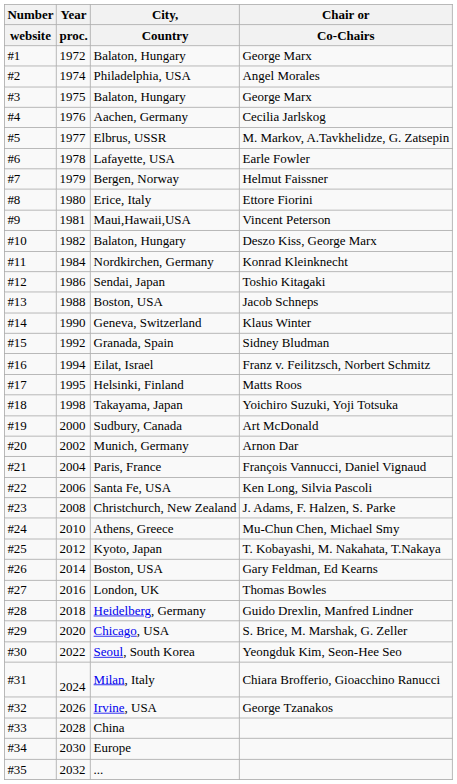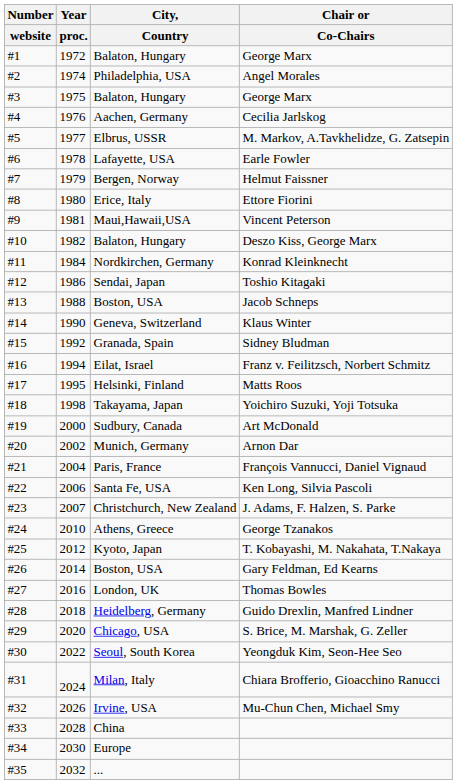(72, 508) 2008 -> (72, 508) 2007
(321, 528) Mu-Chun Chen, Michael Smy -> (288, 528) George Tzanakos
(288, 707) George Tzanakos -> (321, 707) Mu-Chun Chen, Michael Smy
